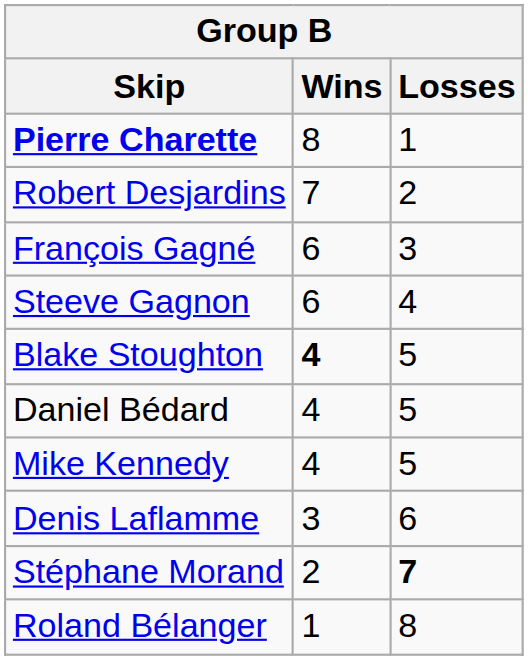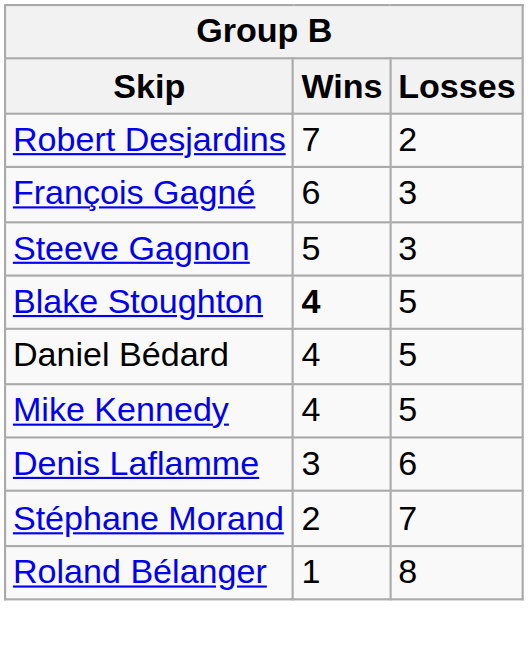- row: (135, 139)
(311, 301) 6 -> (311, 247) 5
(408, 301) 4 -> (408, 247) 3
(408, 572) bold -> (408, 517) normal
